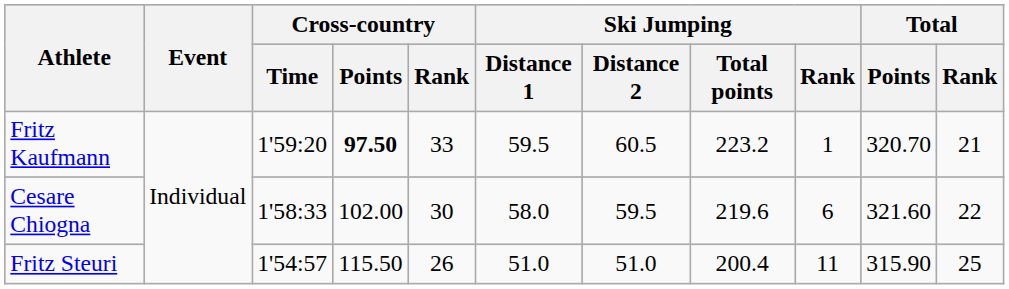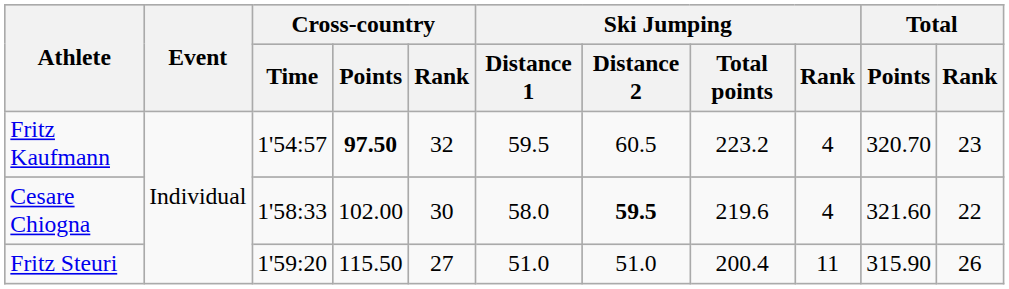(292, 144) 1'59:20 -> (292, 144) 1'54:57
(442, 144) 33 -> (442, 144) 32
(828, 144) 1 -> (828, 144) 4
(970, 144) 21 -> (970, 144) 23
(636, 210) normal -> (636, 210) bold
(828, 210) 6 -> (828, 210) 4
(292, 263) 1'54:57 -> (292, 263) 1'59:20
(442, 263) 26 -> (442, 263) 27
(970, 263) 25 -> (970, 263) 26
